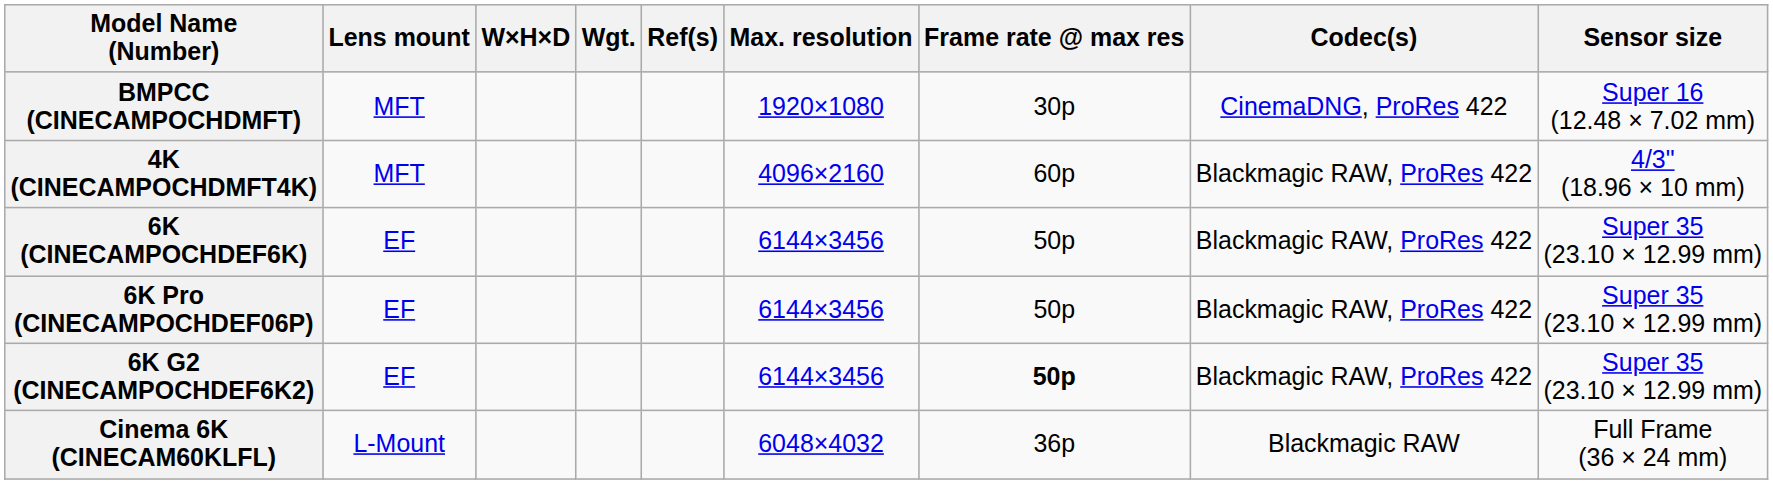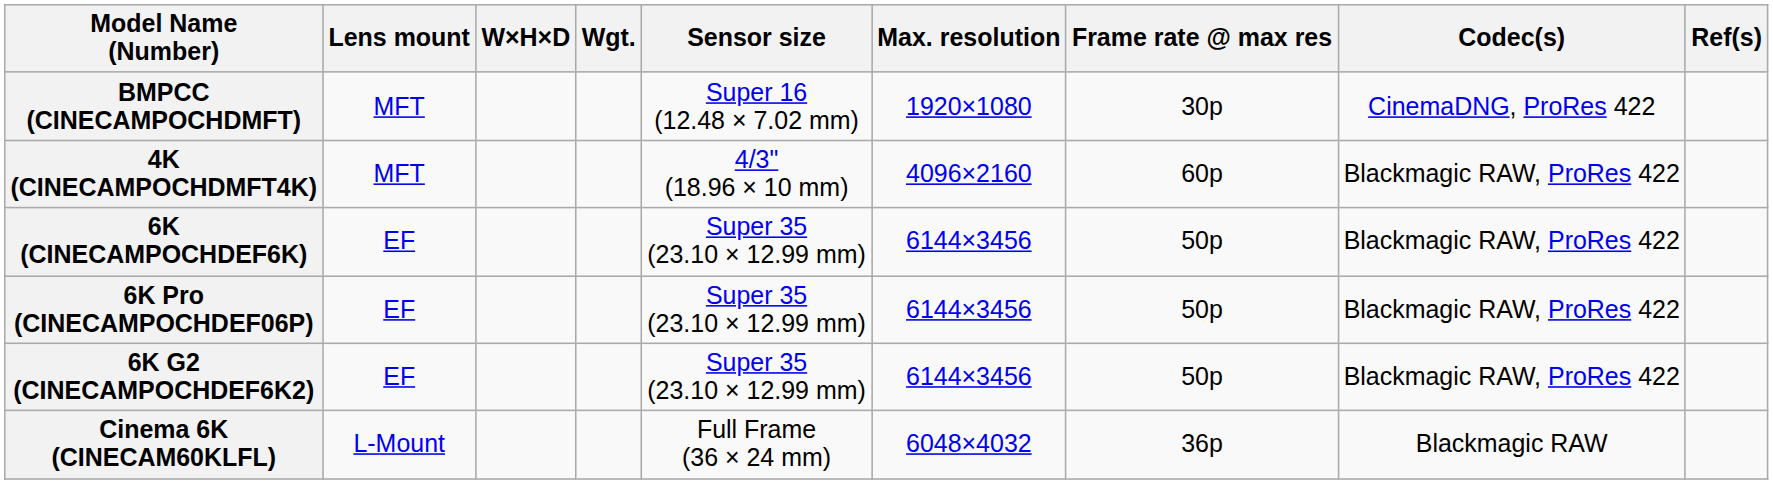columns swapped: (1653, 38) <-> (683, 38)
(1054, 376) bold -> (1202, 376) normal
